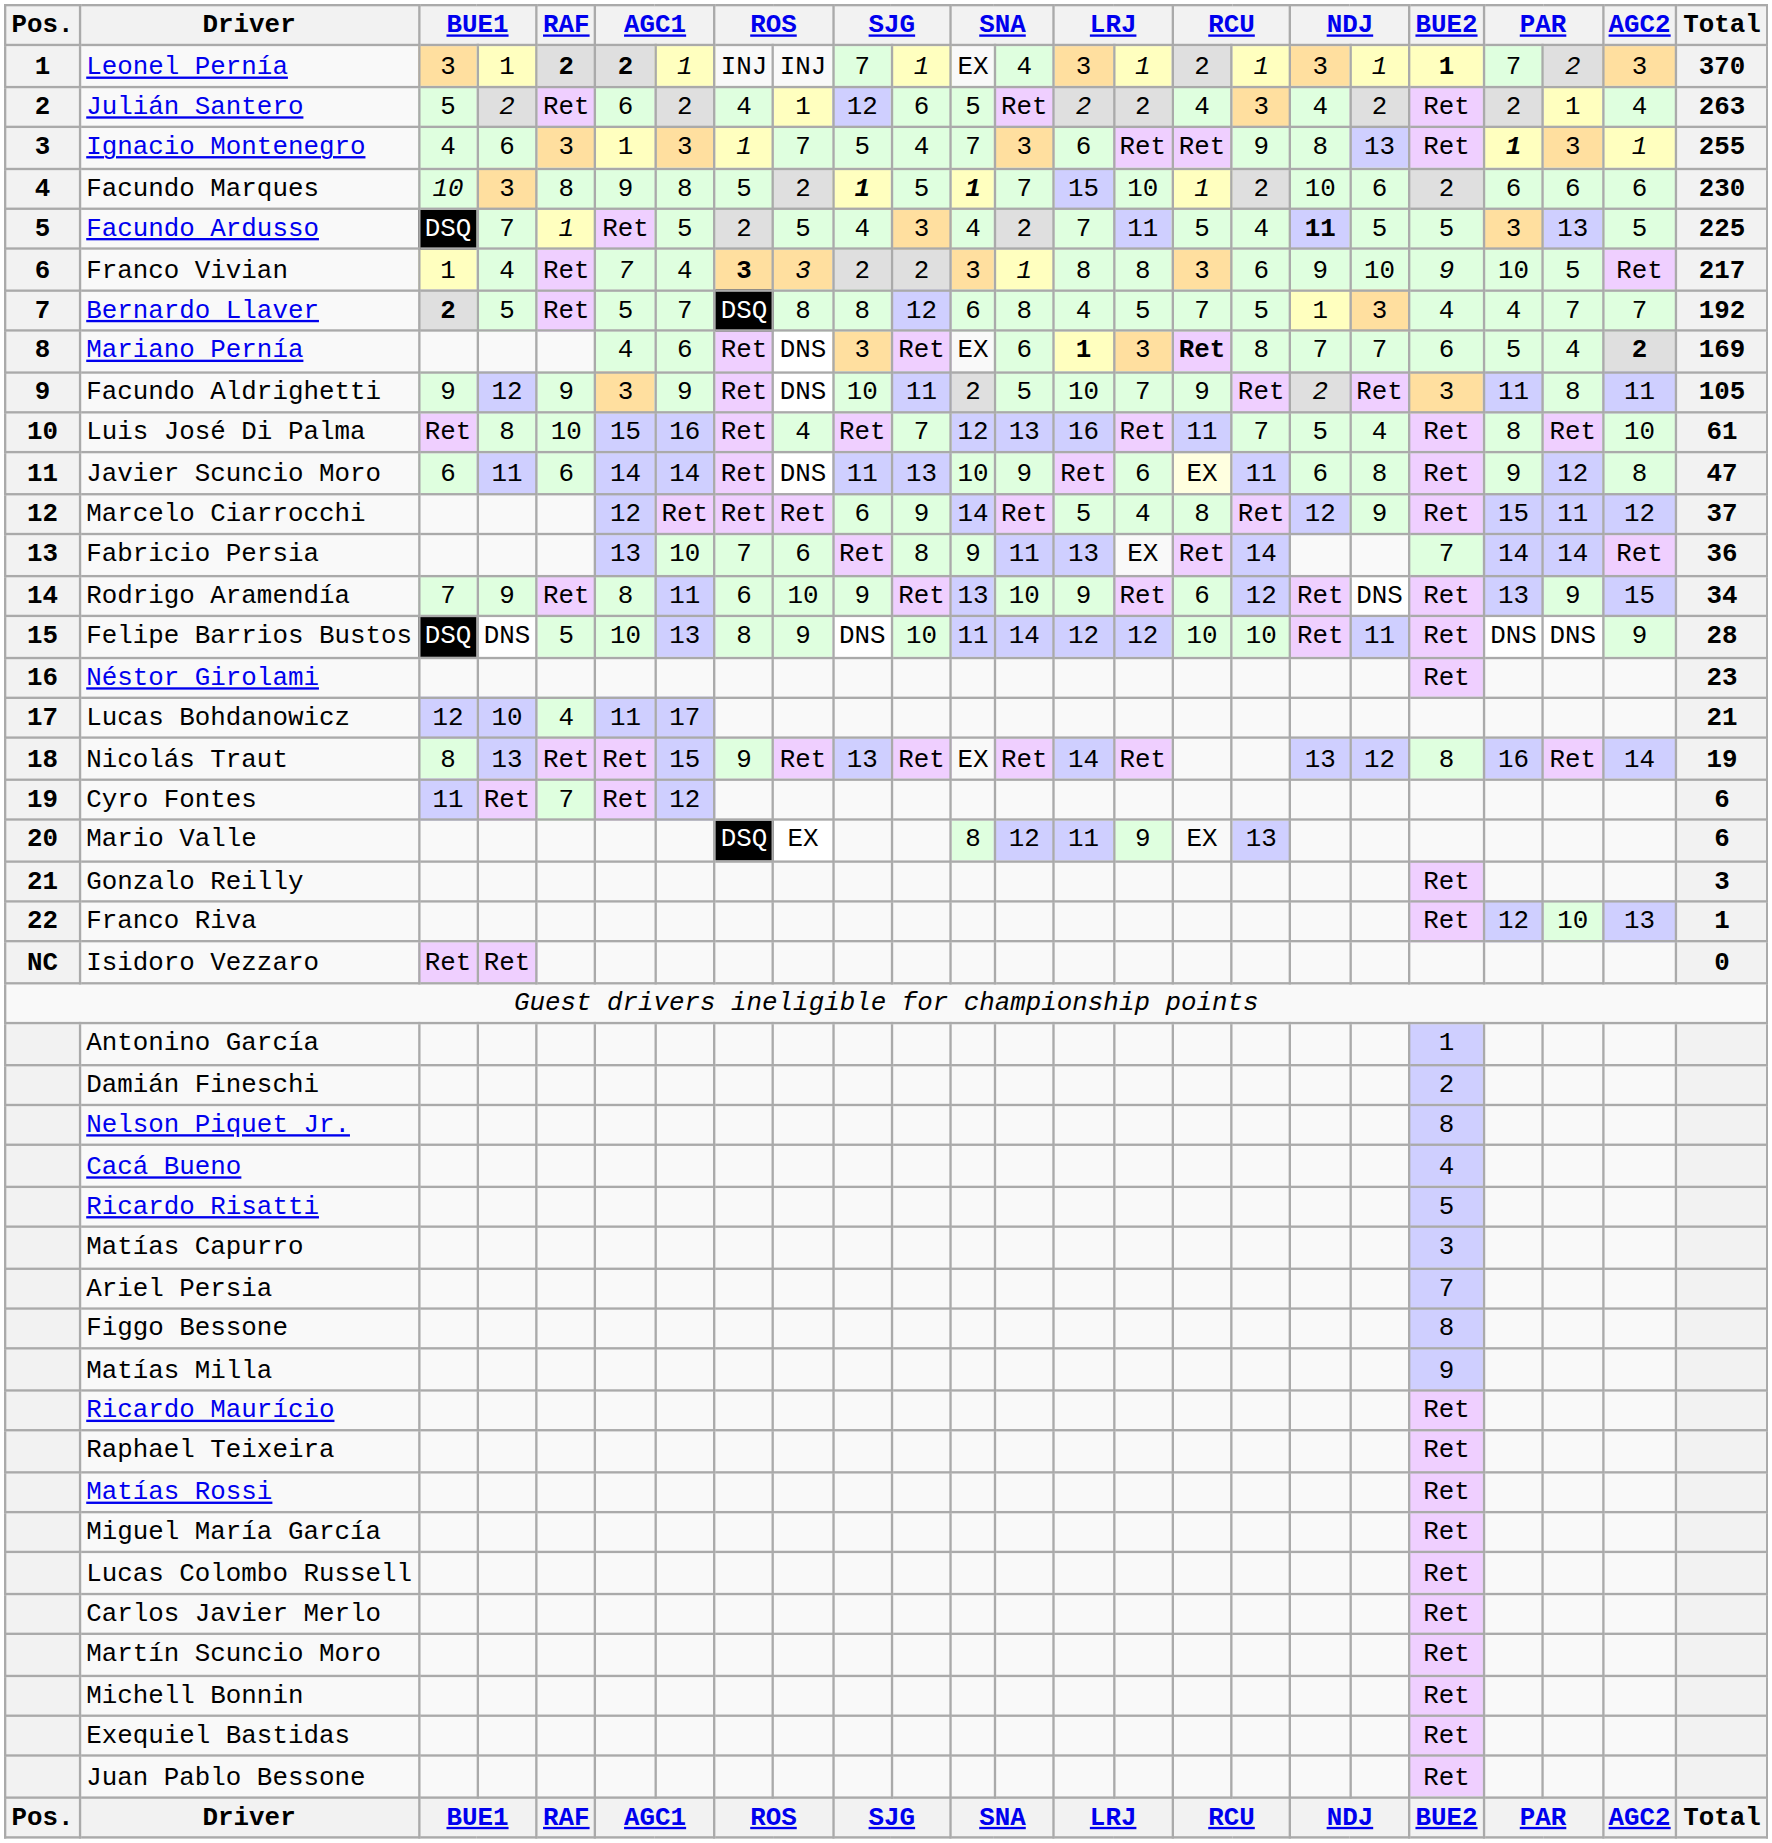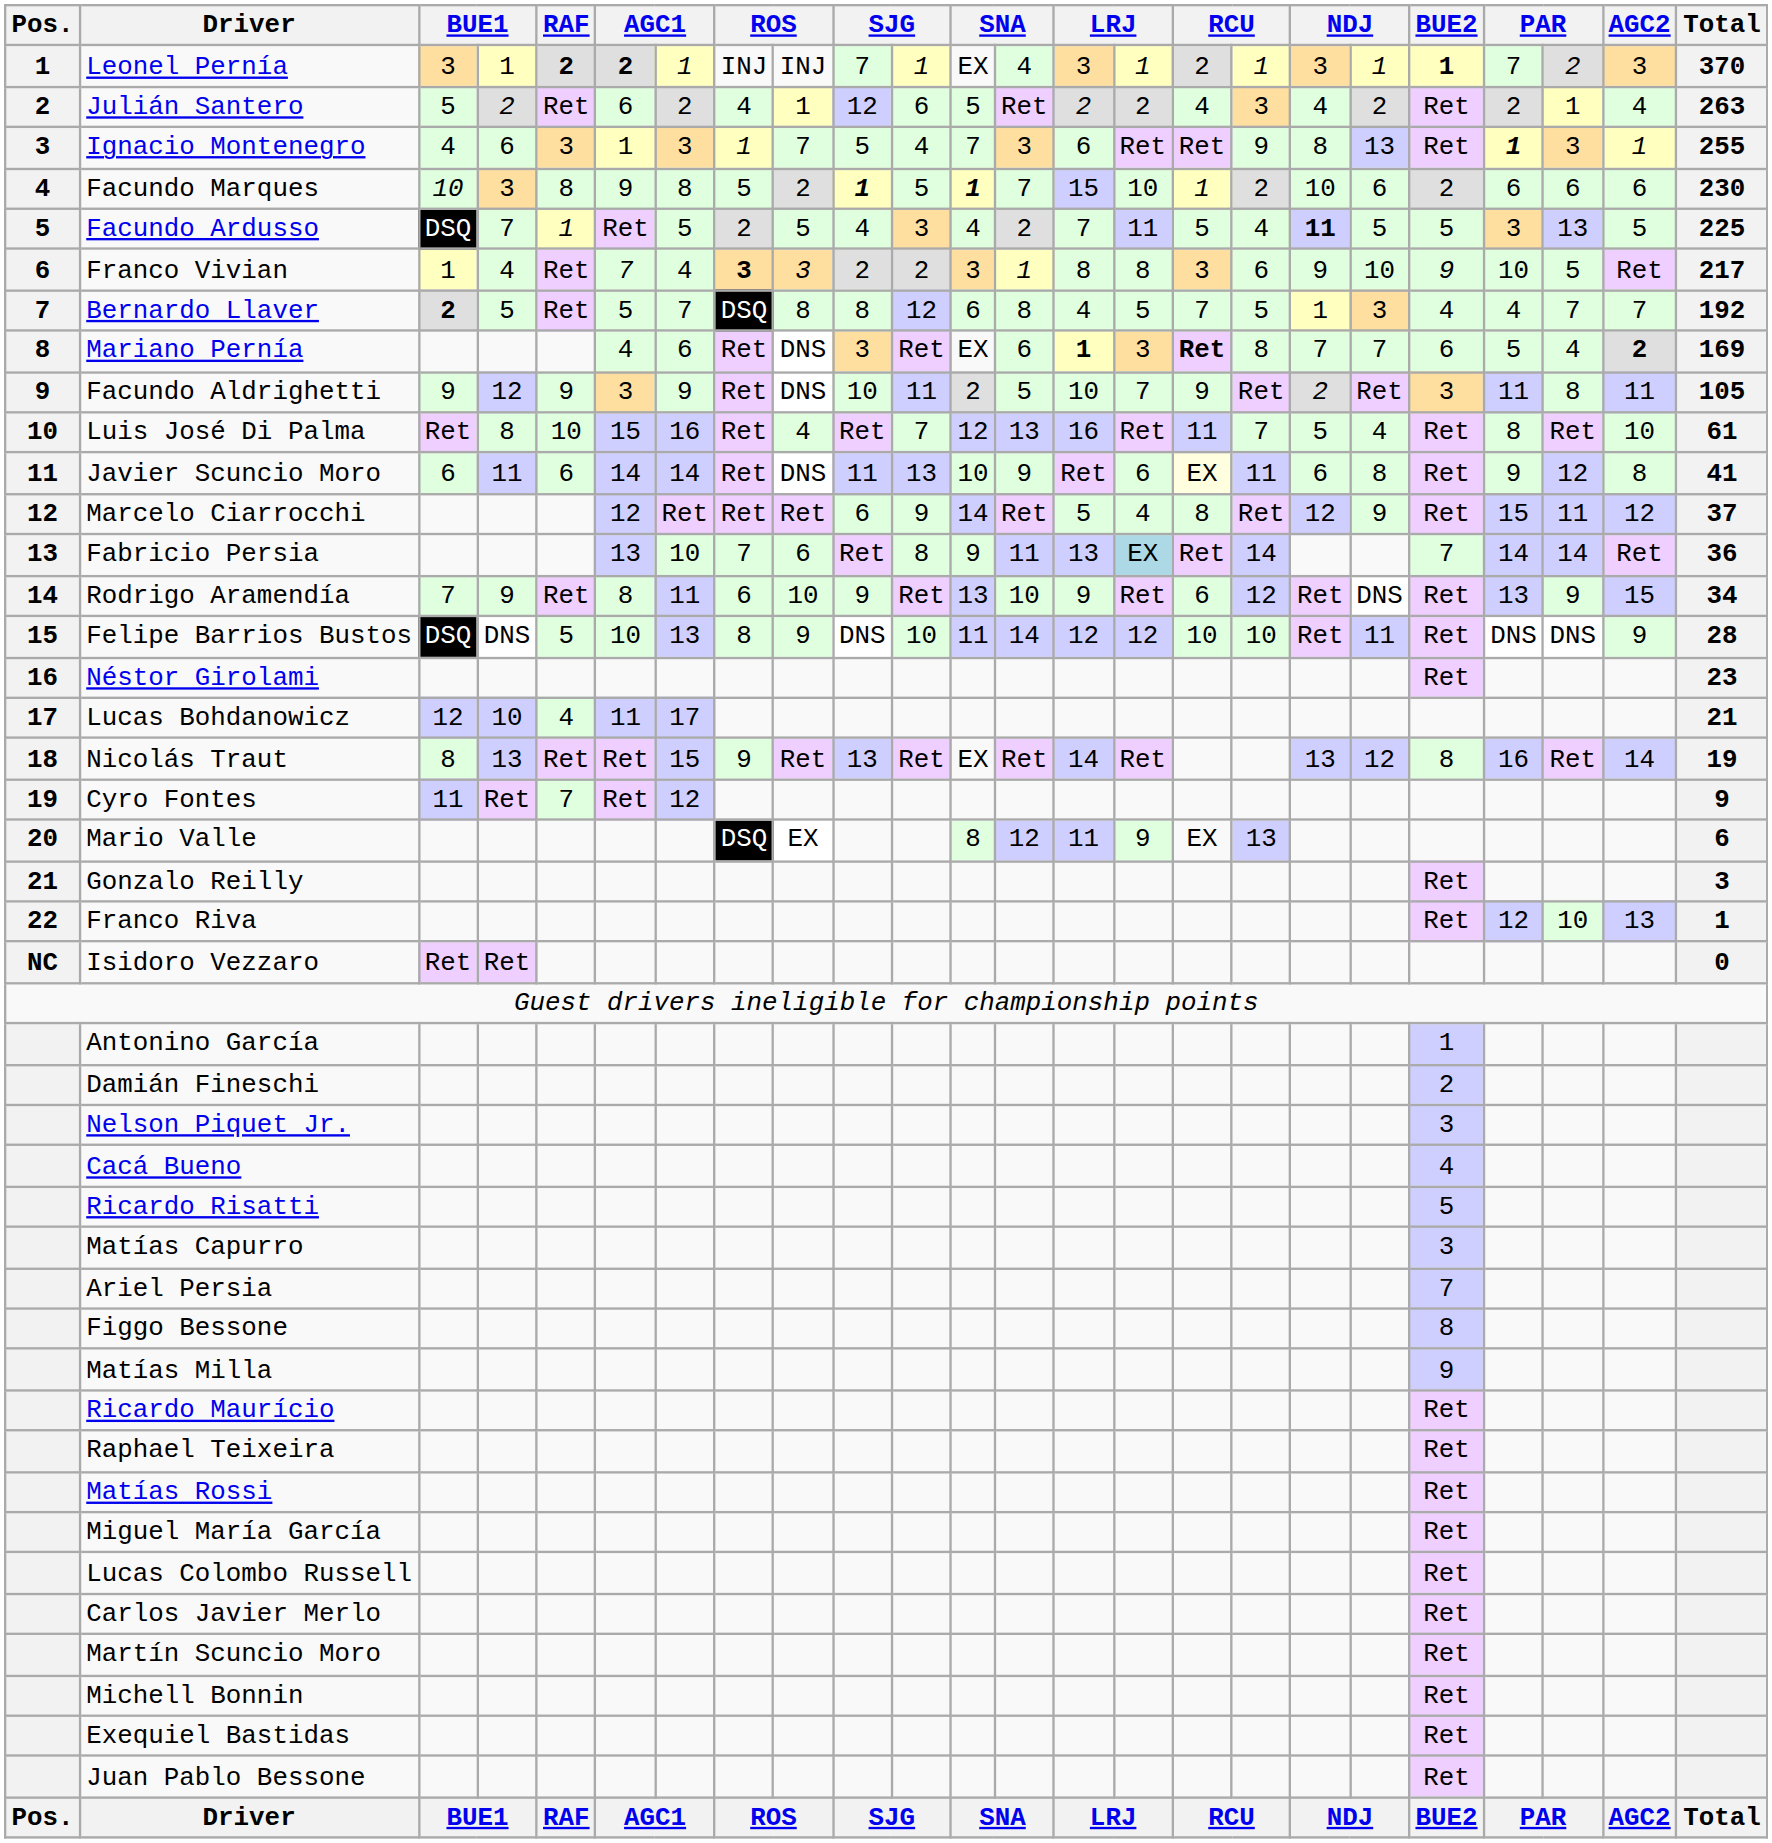(1722, 474) 47 -> (1722, 474) 41
(1143, 555) no background -> (1143, 555) lightblue background
(1722, 799) 6 -> (1722, 799) 9
(1446, 1125) 8 -> (1446, 1125) 3
